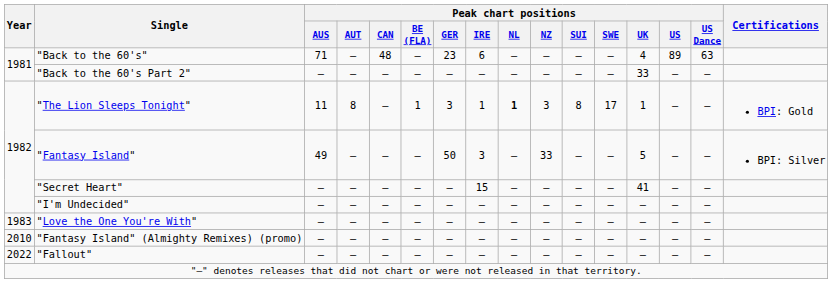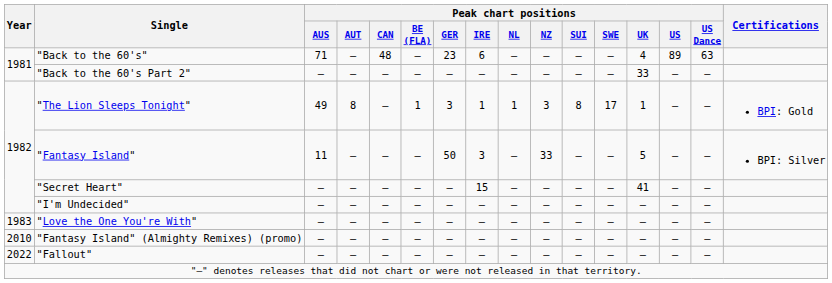(321, 106) 11 -> (321, 106) 49
(514, 106) bold -> (514, 106) normal
(321, 155) 49 -> (321, 155) 11
